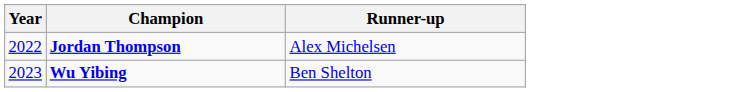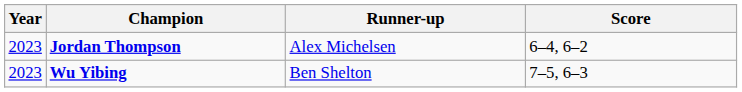+ column: (631, 18)
(25, 46) 2022 -> (25, 46) 2023
